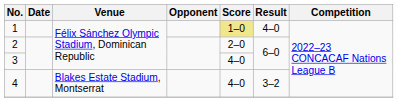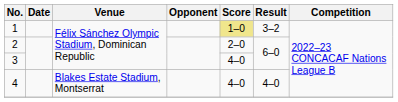(271, 28) 4–0 -> (271, 28) 3–2
(271, 83) 3–2 -> (271, 83) 4–0
